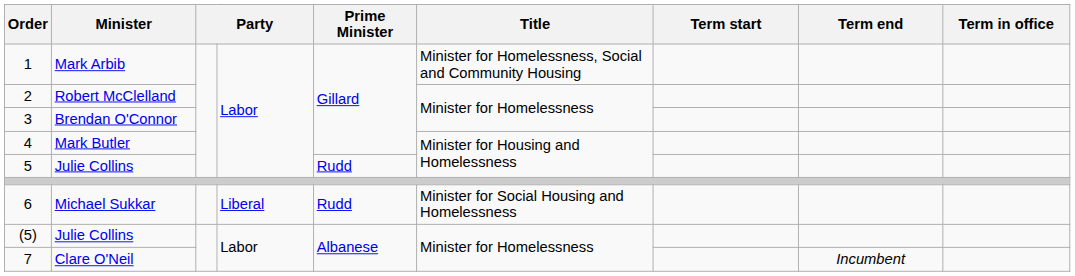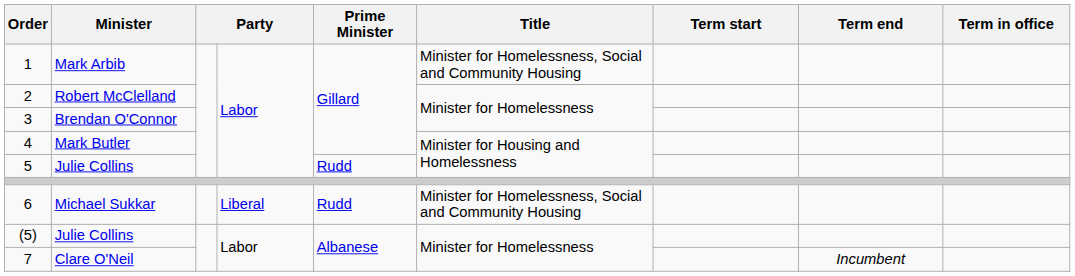(522, 204) Minister for Social Housing and Homelessness -> (531, 204) Minister for Homelessness, Social and Community Housing
